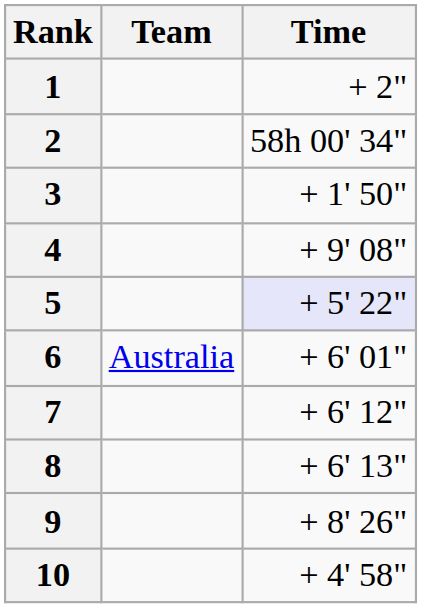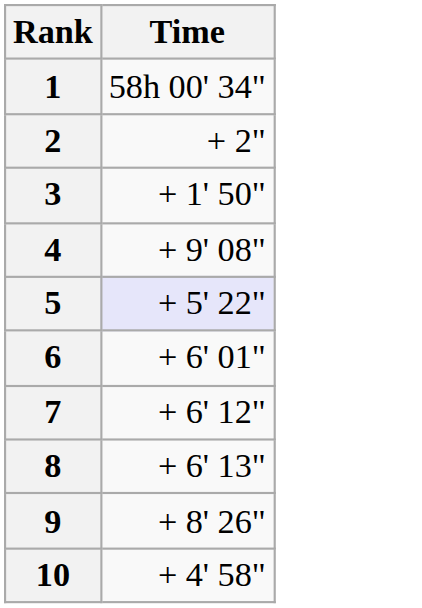- column: (171, 31)
(378, 85) + 2" -> (187, 85) 58h 00' 34"
(329, 140) 58h 00' 34" -> (236, 140) + 2"
